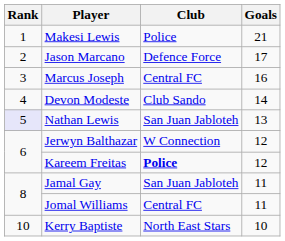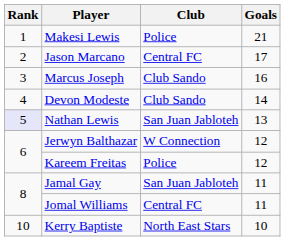(182, 57) Defence Force -> (173, 57) Central FC
(173, 78) Central FC -> (174, 78) Club Sando
(160, 162) bold -> (160, 162) normal
